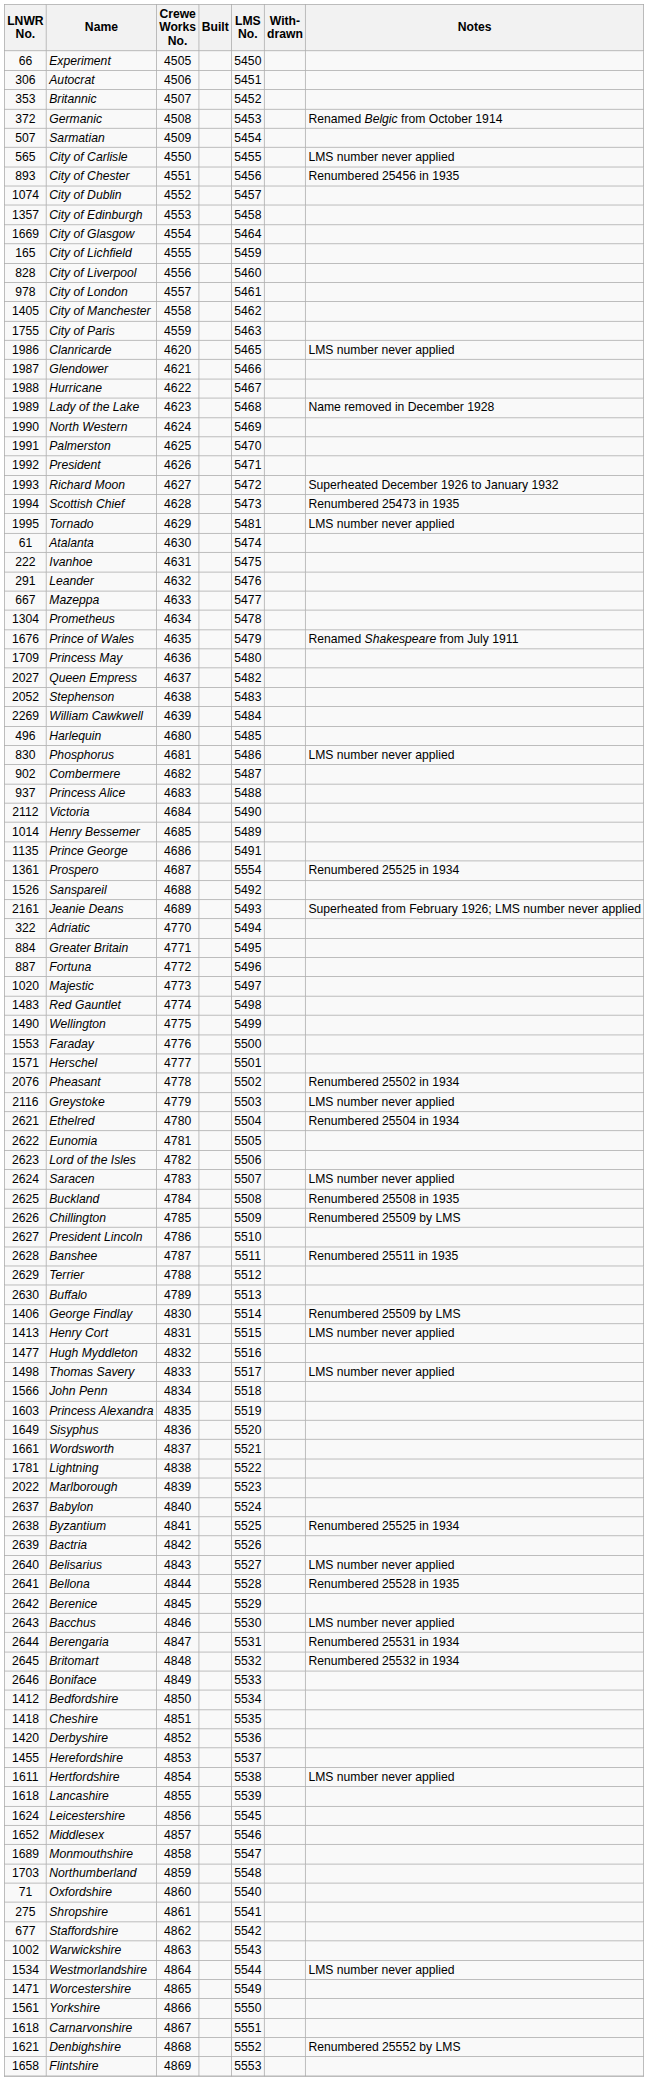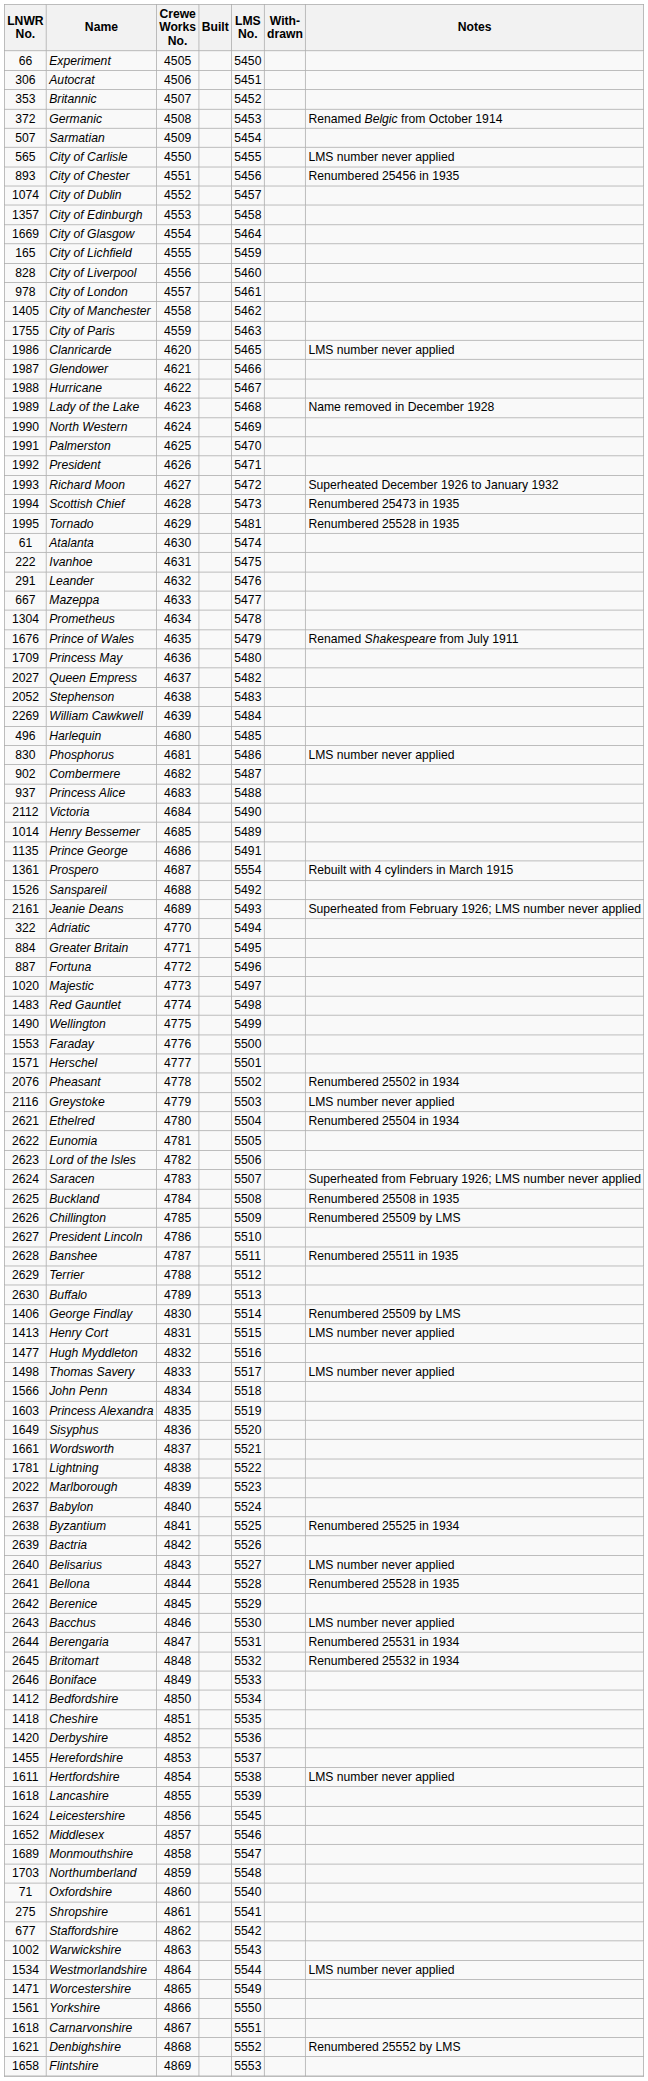(381, 523) LMS number never applied -> (384, 523) Renumbered 25528 in 1935
(384, 870) Renumbered 25525 in 1934 -> (411, 870) Rebuilt with 4 cylinders in March 1915
(381, 1179) LMS number never applied -> (475, 1179) Superheated from February 1926; LMS number never applied
